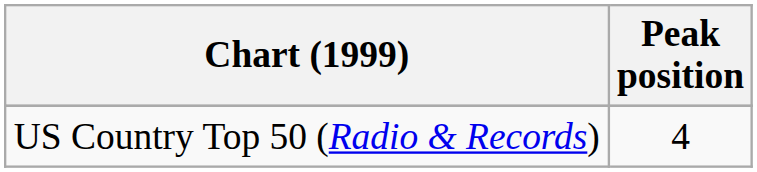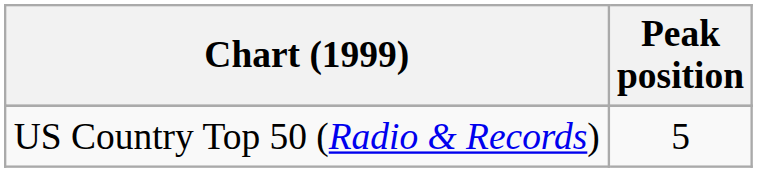(681, 135) 4 -> (681, 135) 5
